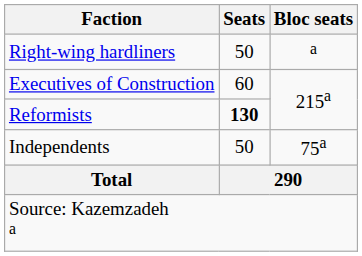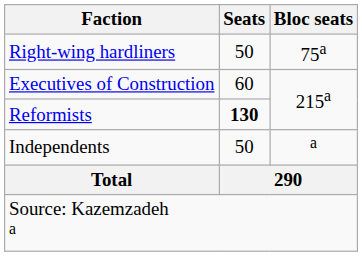(313, 48) a -> (313, 51) 75a
(313, 146) 75a -> (313, 143) a
